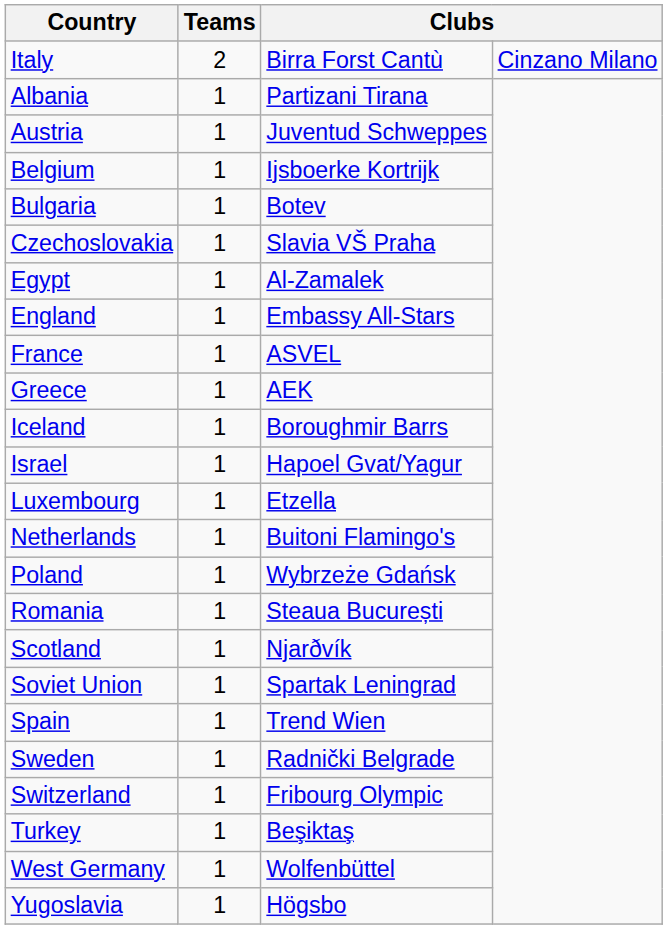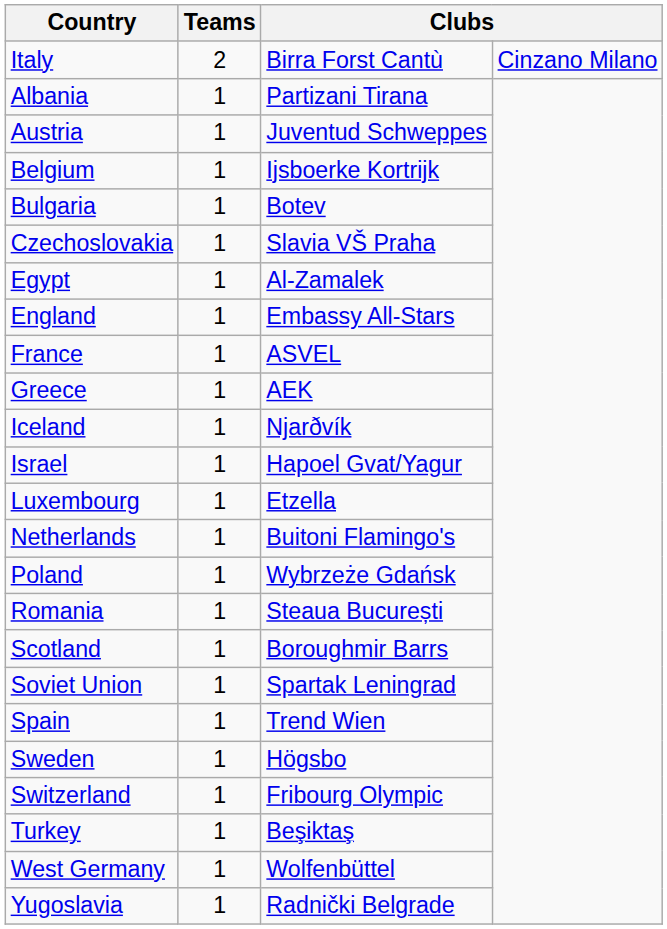(357, 427) Boroughmir Barrs -> (309, 427) Njarðvík
(309, 648) Njarðvík -> (357, 648) Boroughmir Barrs
(360, 758) Radnički Belgrade -> (306, 758) Högsbo
(306, 905) Högsbo -> (360, 905) Radnički Belgrade
